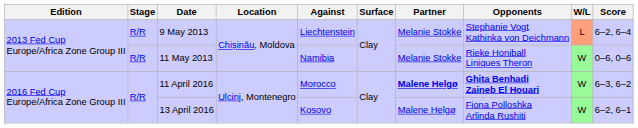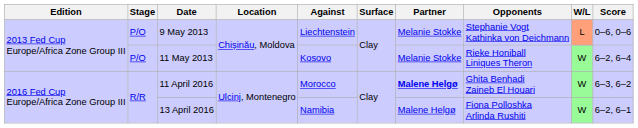(138, 32) R/R -> (138, 32) P/O
(613, 32) 6–2, 6–4 -> (613, 32) 0–6, 0–6
(138, 57) R/R -> (138, 57) P/O
(317, 57) Namibia -> (316, 57) Kosovo
(613, 57) 0–6, 0–6 -> (613, 57) 6–2, 6–4
(502, 83) bold -> (500, 83) normal
(316, 109) Kosovo -> (317, 109) Namibia
